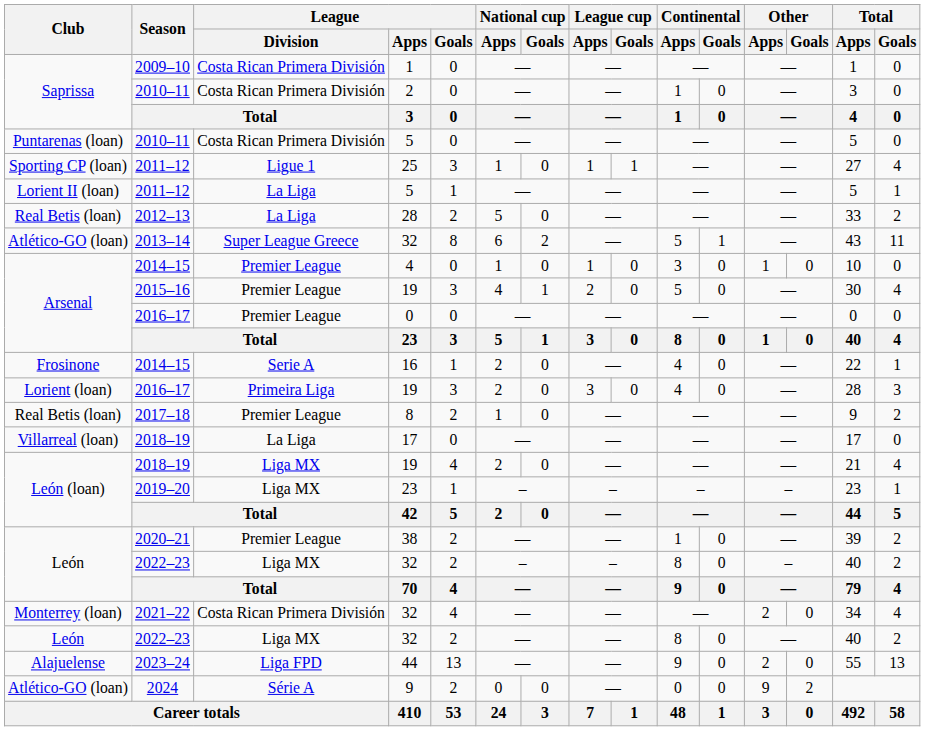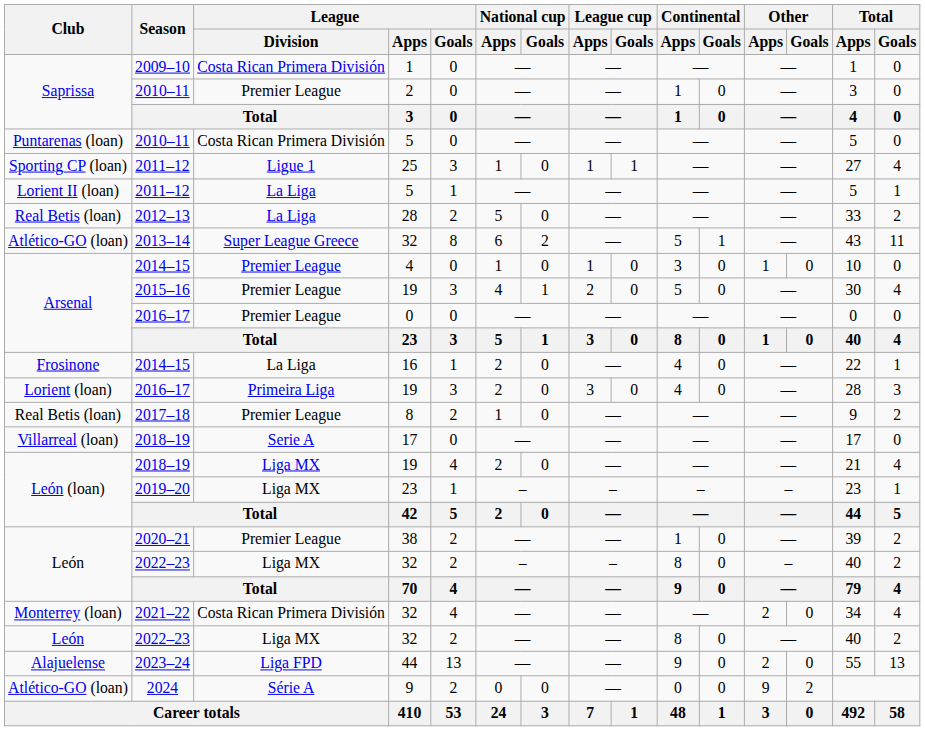(291, 91) Costa Rican Primera División -> (291, 91) Premier League
(291, 365) Serie A -> (291, 365) La Liga
(291, 439) La Liga -> (291, 439) Serie A
